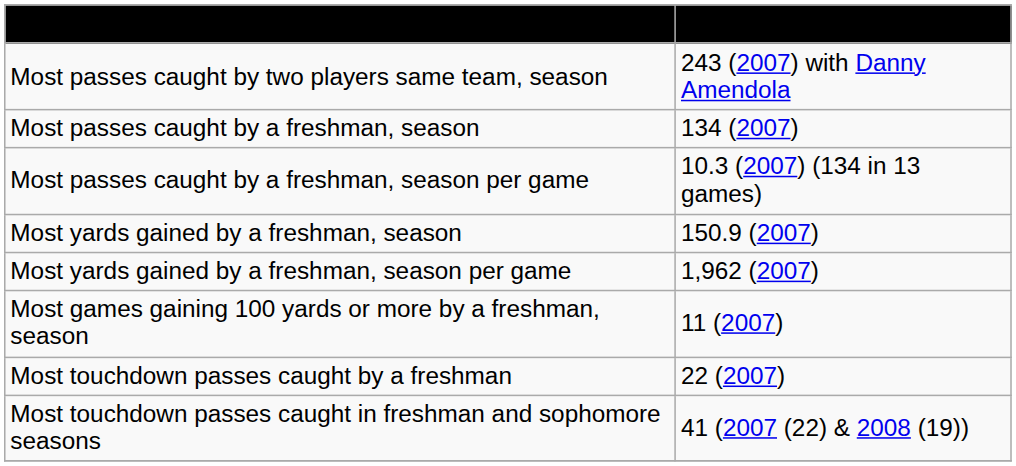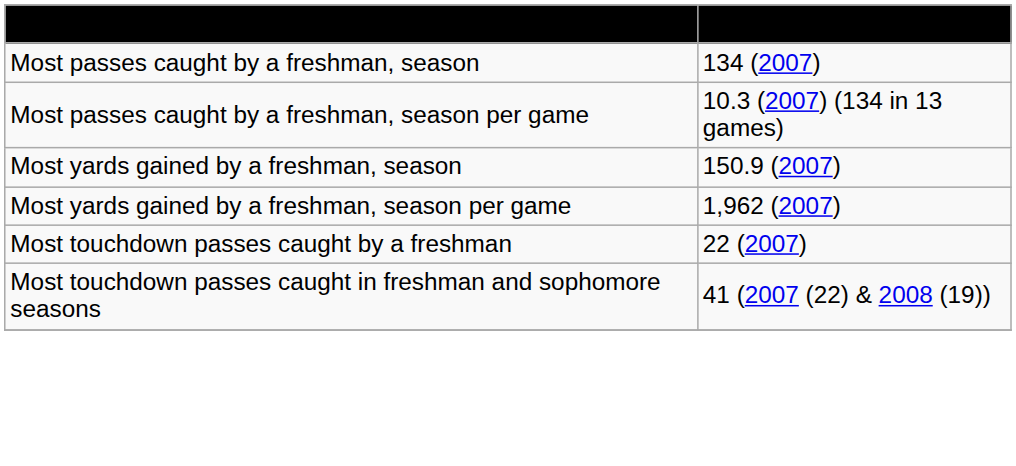- row: (309, 76)
- row: (305, 323)
